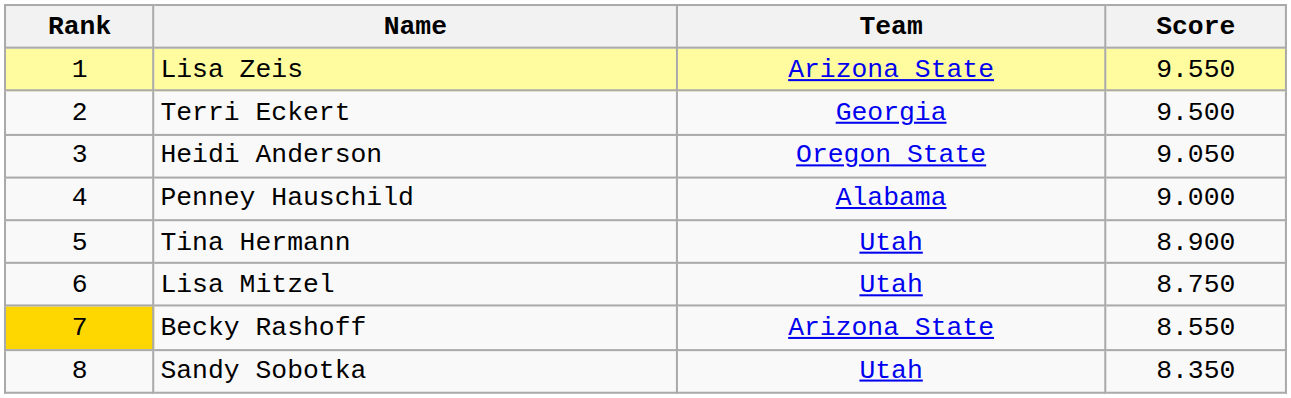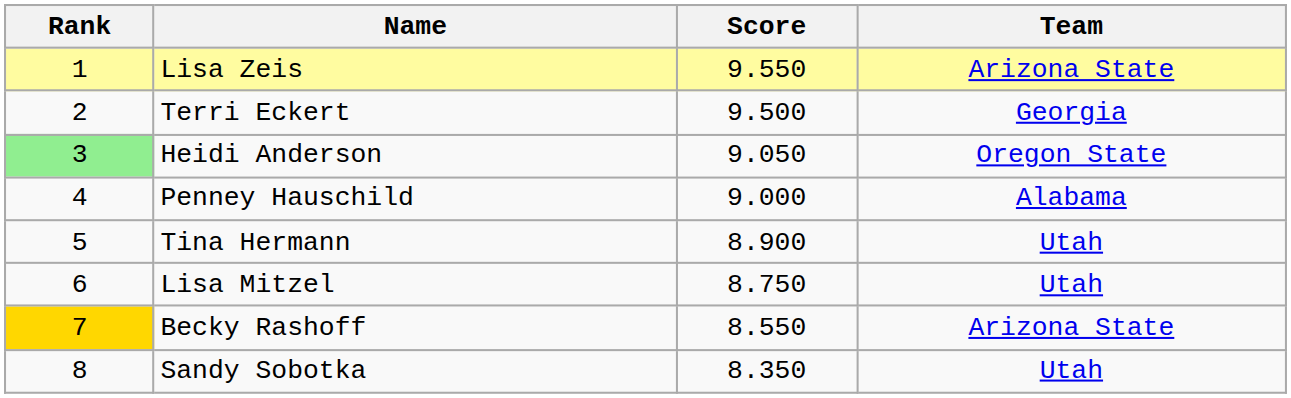columns swapped: (891, 27) <-> (1196, 27)
(80, 156) no background -> (80, 156) lightgreen background
